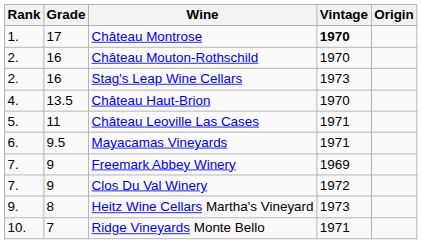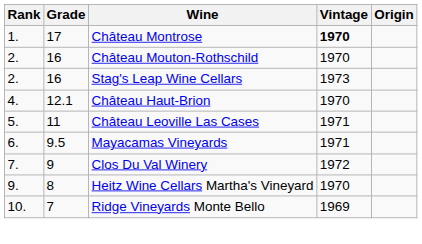(60, 100) 13.5 -> (60, 100) 12.1
- row: (164, 164)
(335, 206) 1973 -> (335, 185) 1970
(335, 228) 1971 -> (335, 206) 1969
